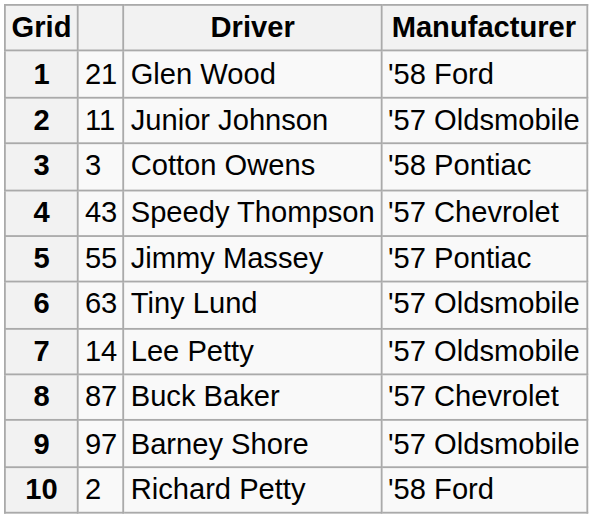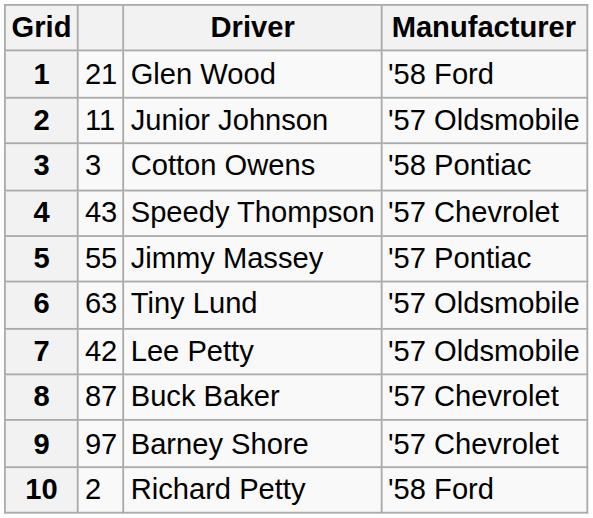(101, 350) 14 -> (101, 350) 42
(484, 443) '57 Oldsmobile -> (473, 443) '57 Chevrolet
